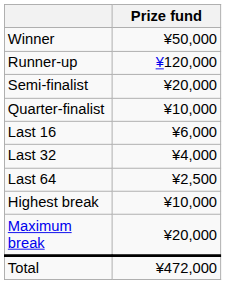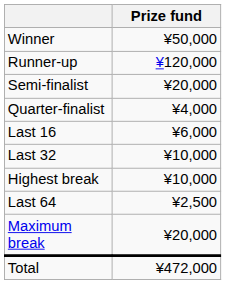(190, 109) ¥10,000 -> (195, 109) ¥4,000
(195, 156) ¥4,000 -> (190, 156) ¥10,000
rows swapped: (32, 179) <-> (53, 202)
